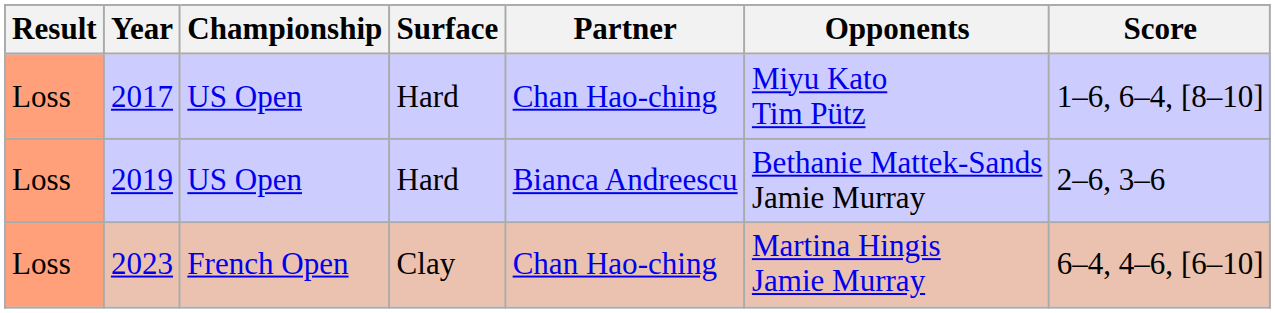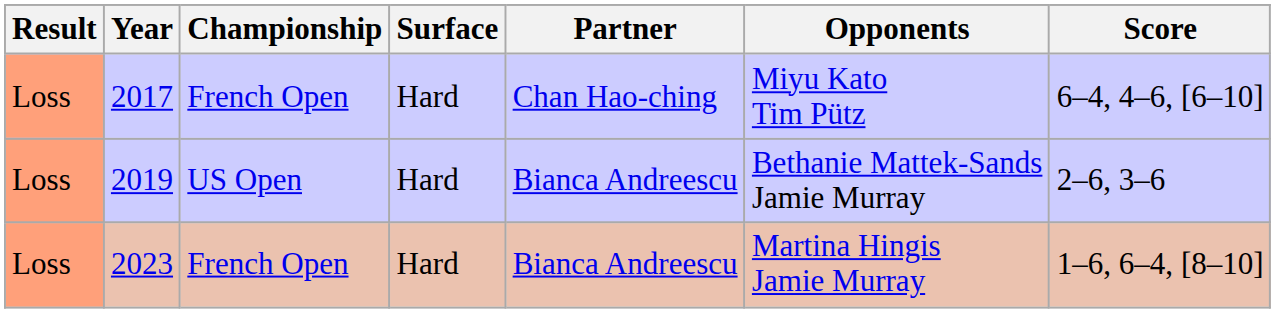(245, 95) US Open -> (268, 95) French Open
(1160, 95) 1–6, 6–4, [8–10] -> (1160, 95) 6–4, 4–6, [6–10]
(426, 264) Clay -> (428, 264) Hard
(615, 264) Chan Hao-ching -> (625, 264) Bianca Andreescu
(1160, 264) 6–4, 4–6, [6–10] -> (1160, 264) 1–6, 6–4, [8–10]
